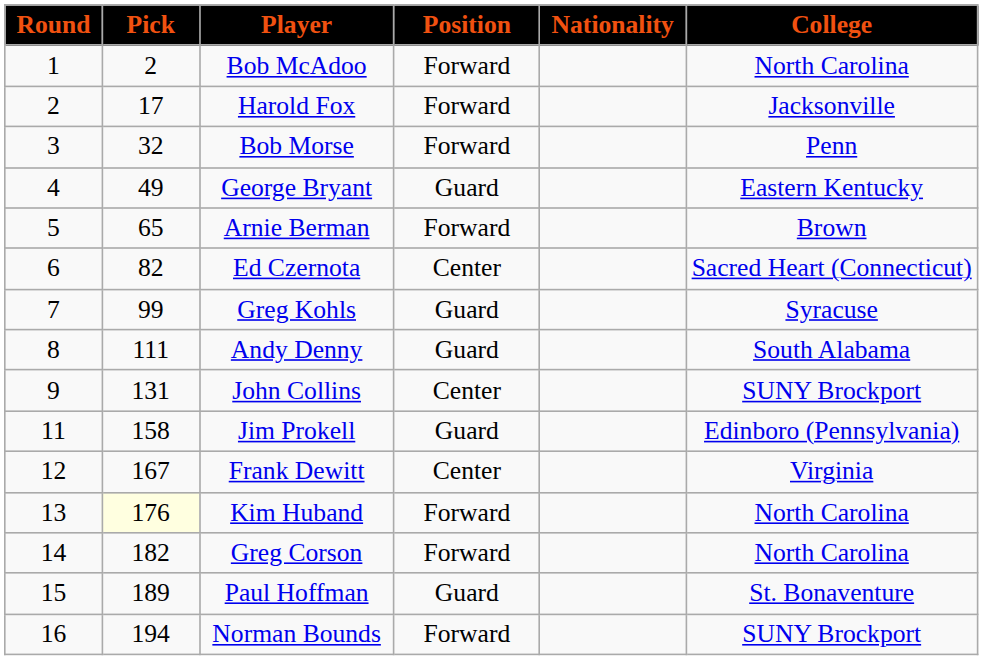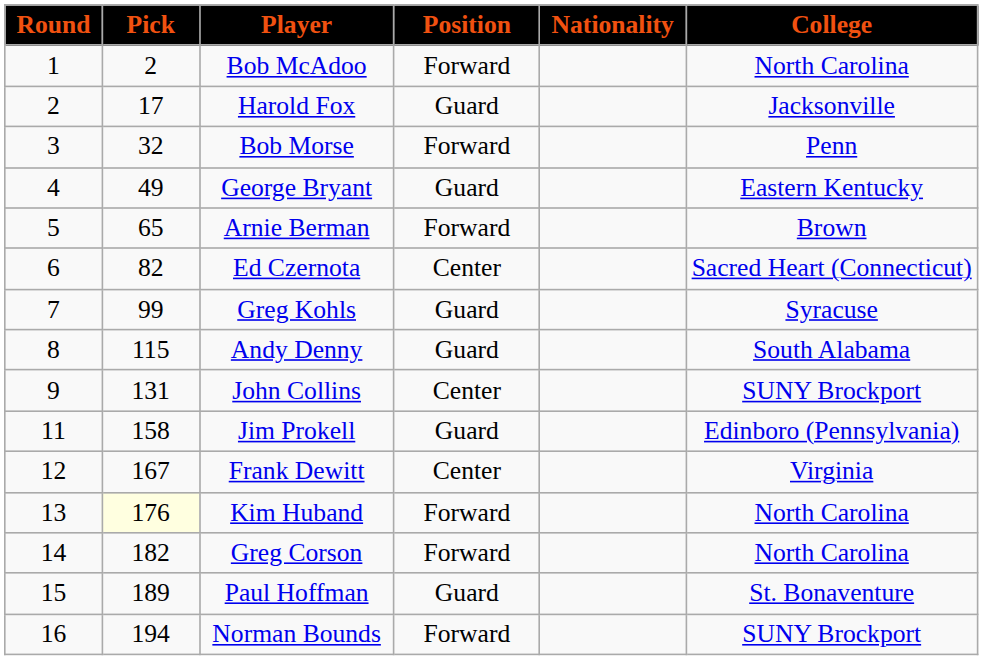(467, 106) Forward -> (467, 106) Guard
(151, 349) 111 -> (151, 349) 115
